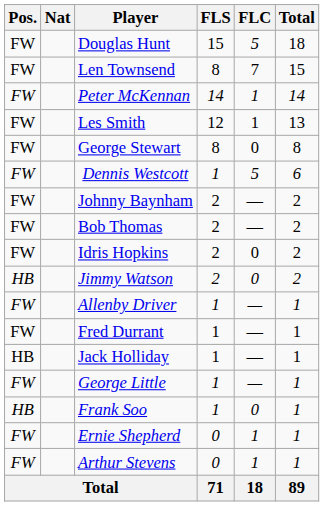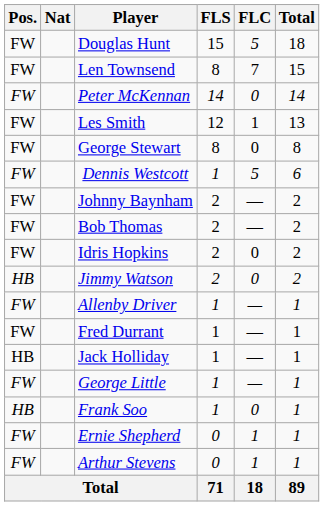(255, 95) 1 -> (255, 95) 0
